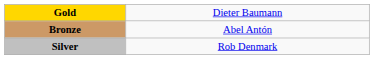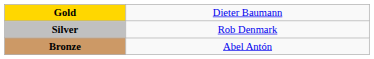rows swapped: (65, 46) <-> (65, 29)
